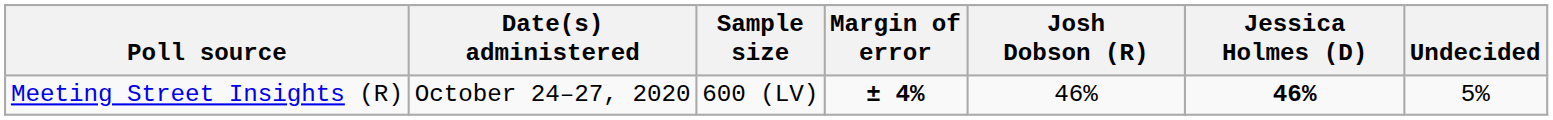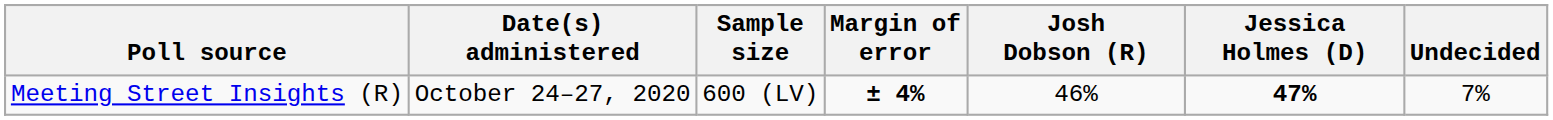(1295, 95) 46% -> (1295, 95) 47%
(1475, 95) 5% -> (1475, 95) 7%
